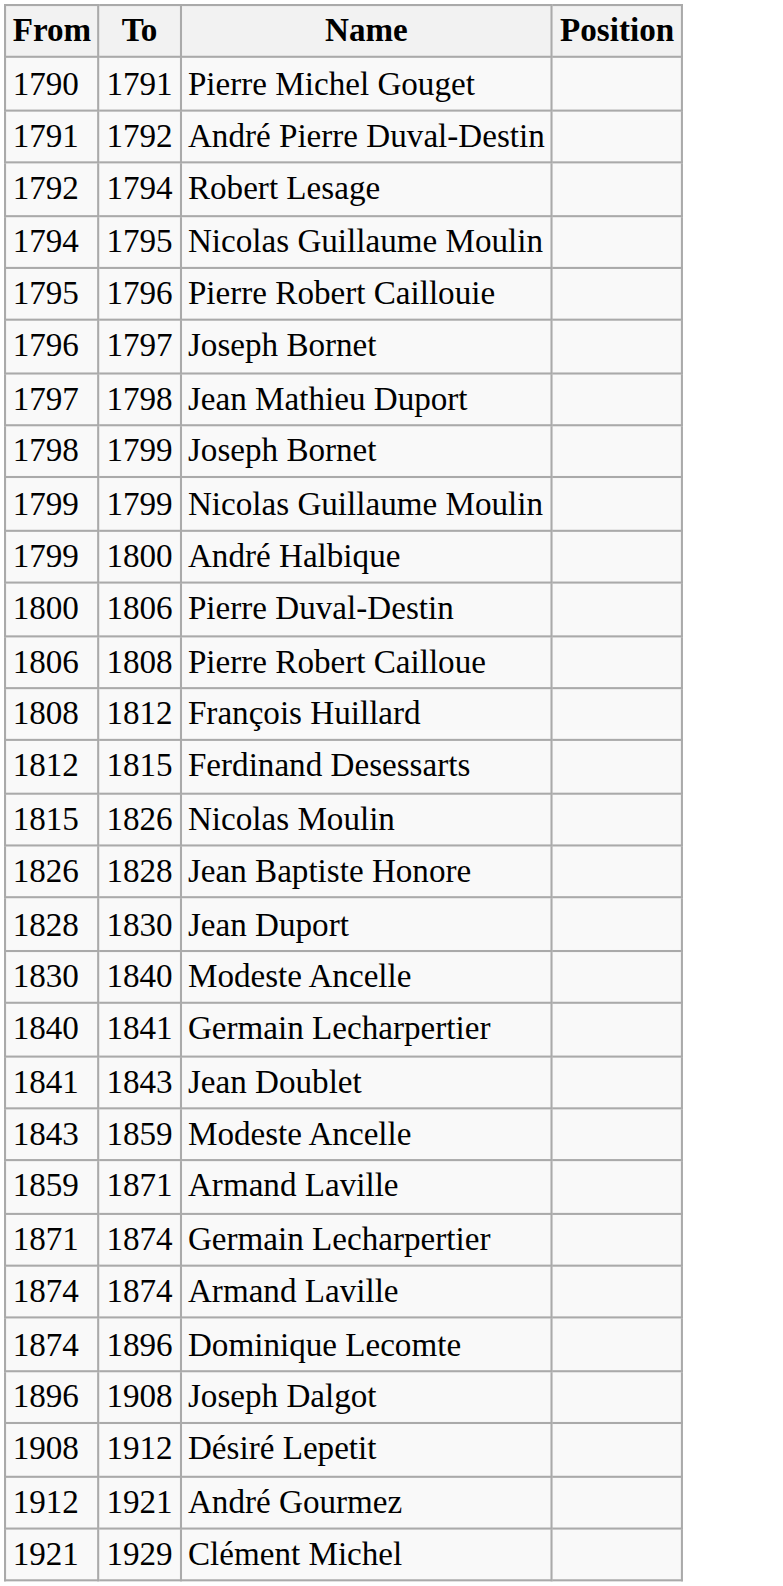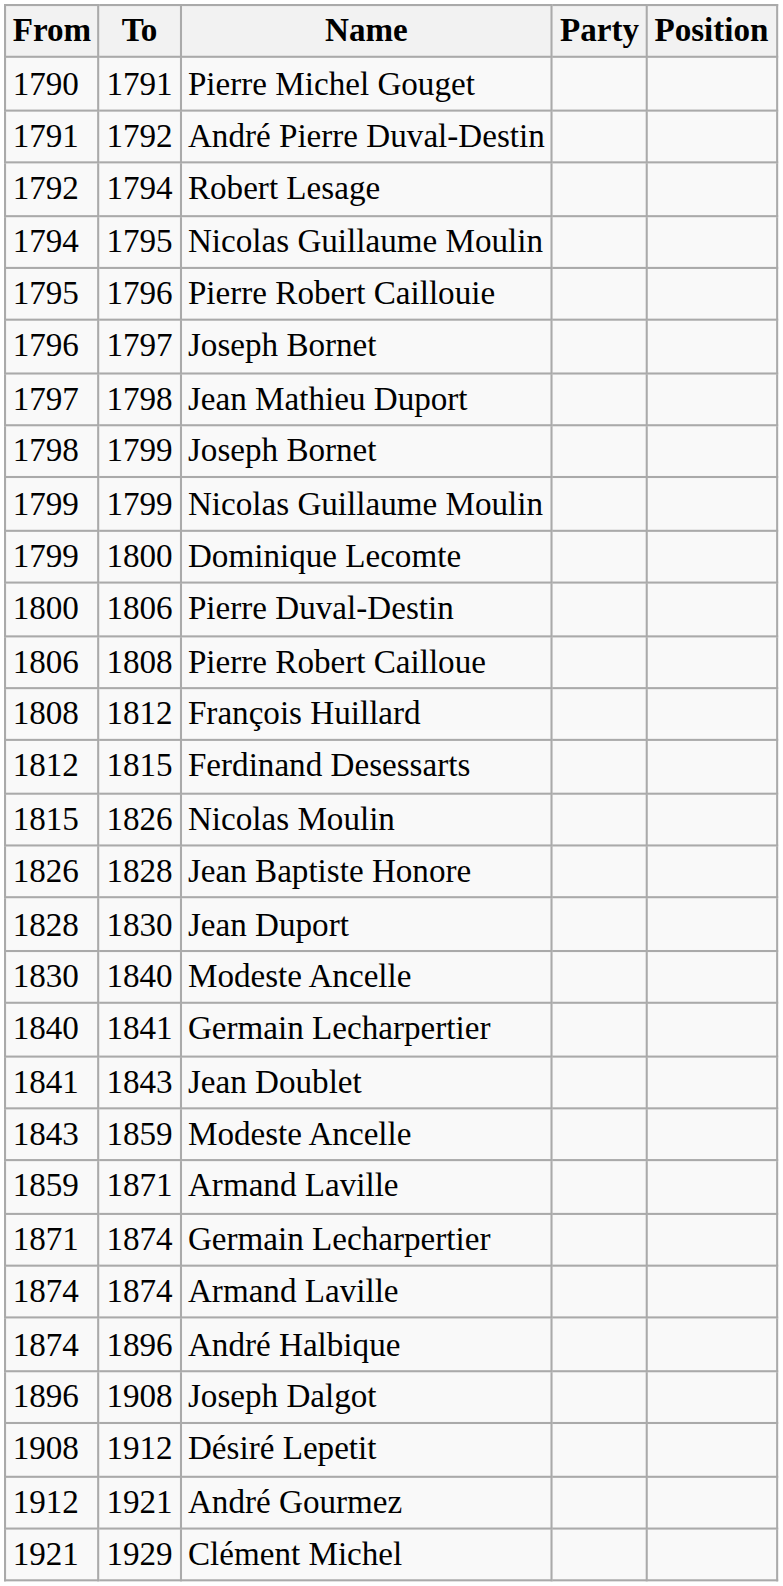+ column: (600, 30)
(294, 556) André Halbique -> (325, 556) Dominique Lecomte
(325, 1343) Dominique Lecomte -> (294, 1343) André Halbique
